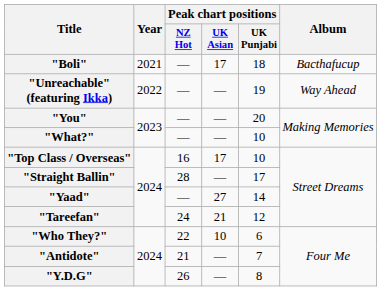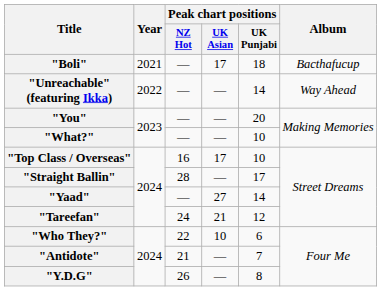(259, 90) 19 -> (259, 90) 14
